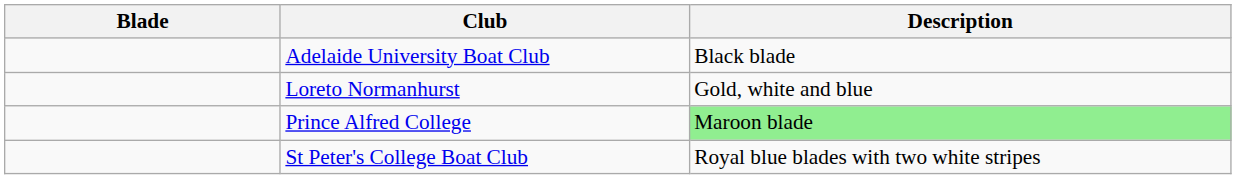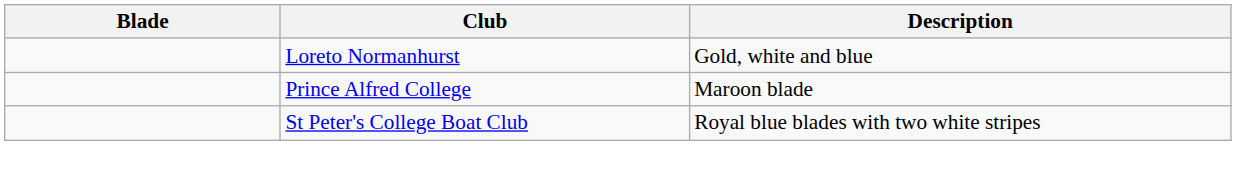- row: (417, 55)
(754, 122) lightgreen background -> (754, 88) no background
